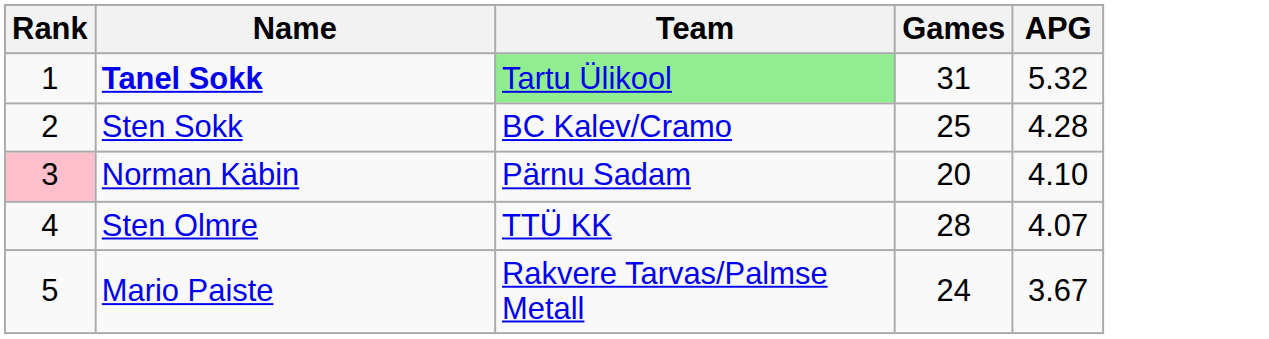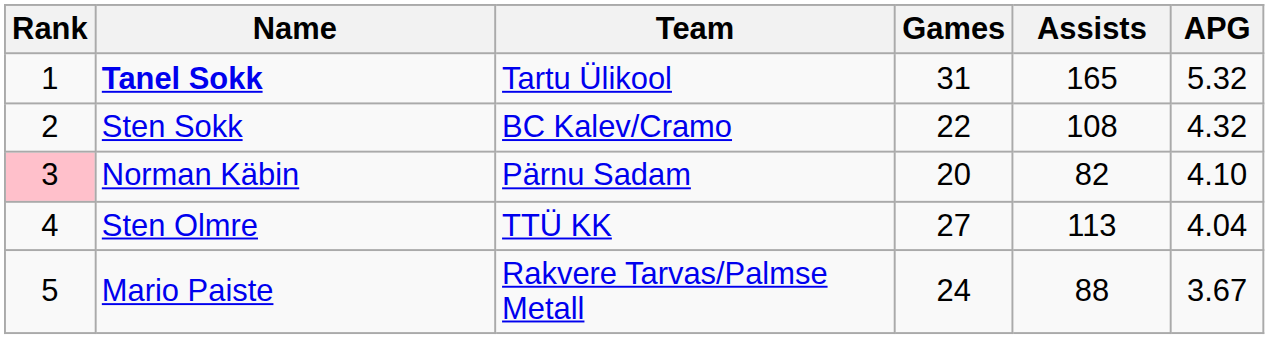+ column: (1092, 28)
(587, 77) lightgreen background -> (587, 77) no background
(954, 126) 25 -> (954, 126) 22
(1058, 126) 4.28 -> (1217, 126) 4.32
(954, 224) 28 -> (954, 224) 27
(1058, 224) 4.07 -> (1217, 224) 4.04
